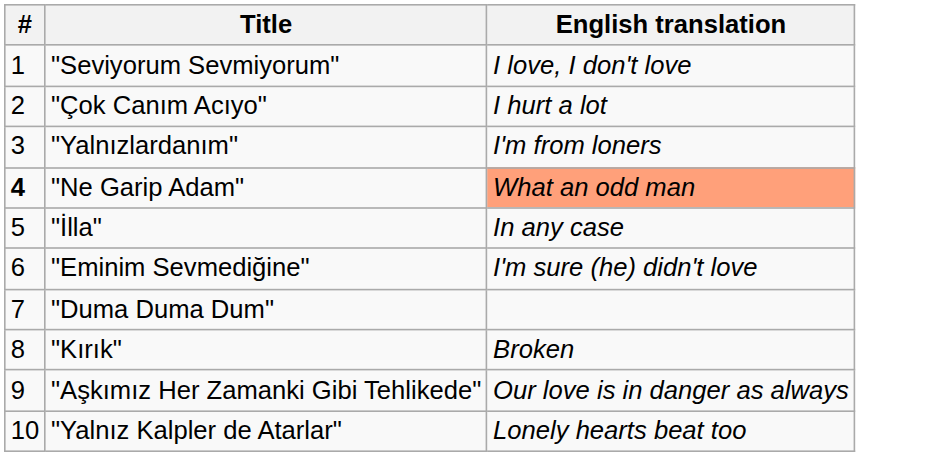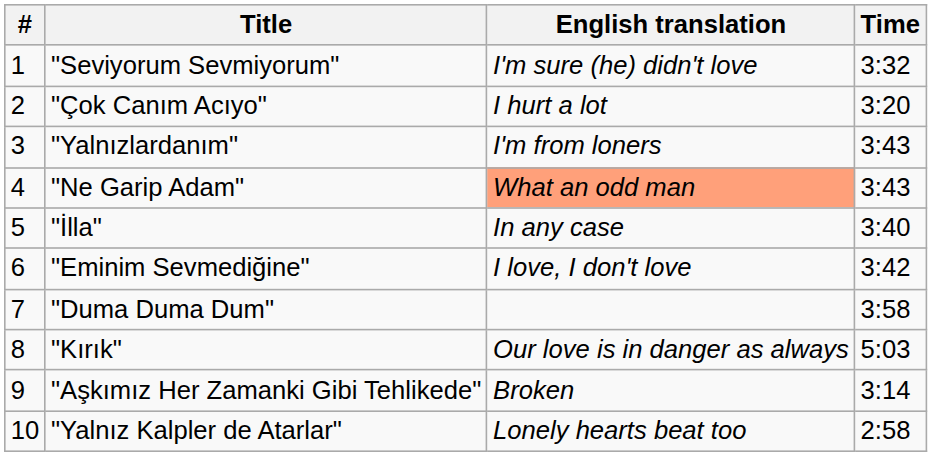+ column: (890, 24)
(592, 65) I love, I don't love -> (625, 65) I'm sure (he) didn't love
(18, 187) bold -> (18, 187) normal
(625, 268) I'm sure (he) didn't love -> (592, 268) I love, I don't love
(534, 349) Broken -> (671, 349) Our love is in danger as always
(671, 390) Our love is in danger as always -> (534, 390) Broken
